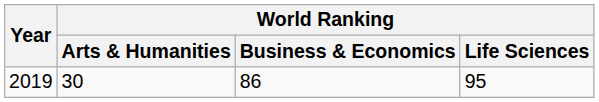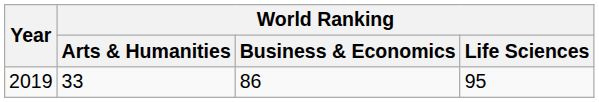(72, 81) 30 -> (72, 81) 33
